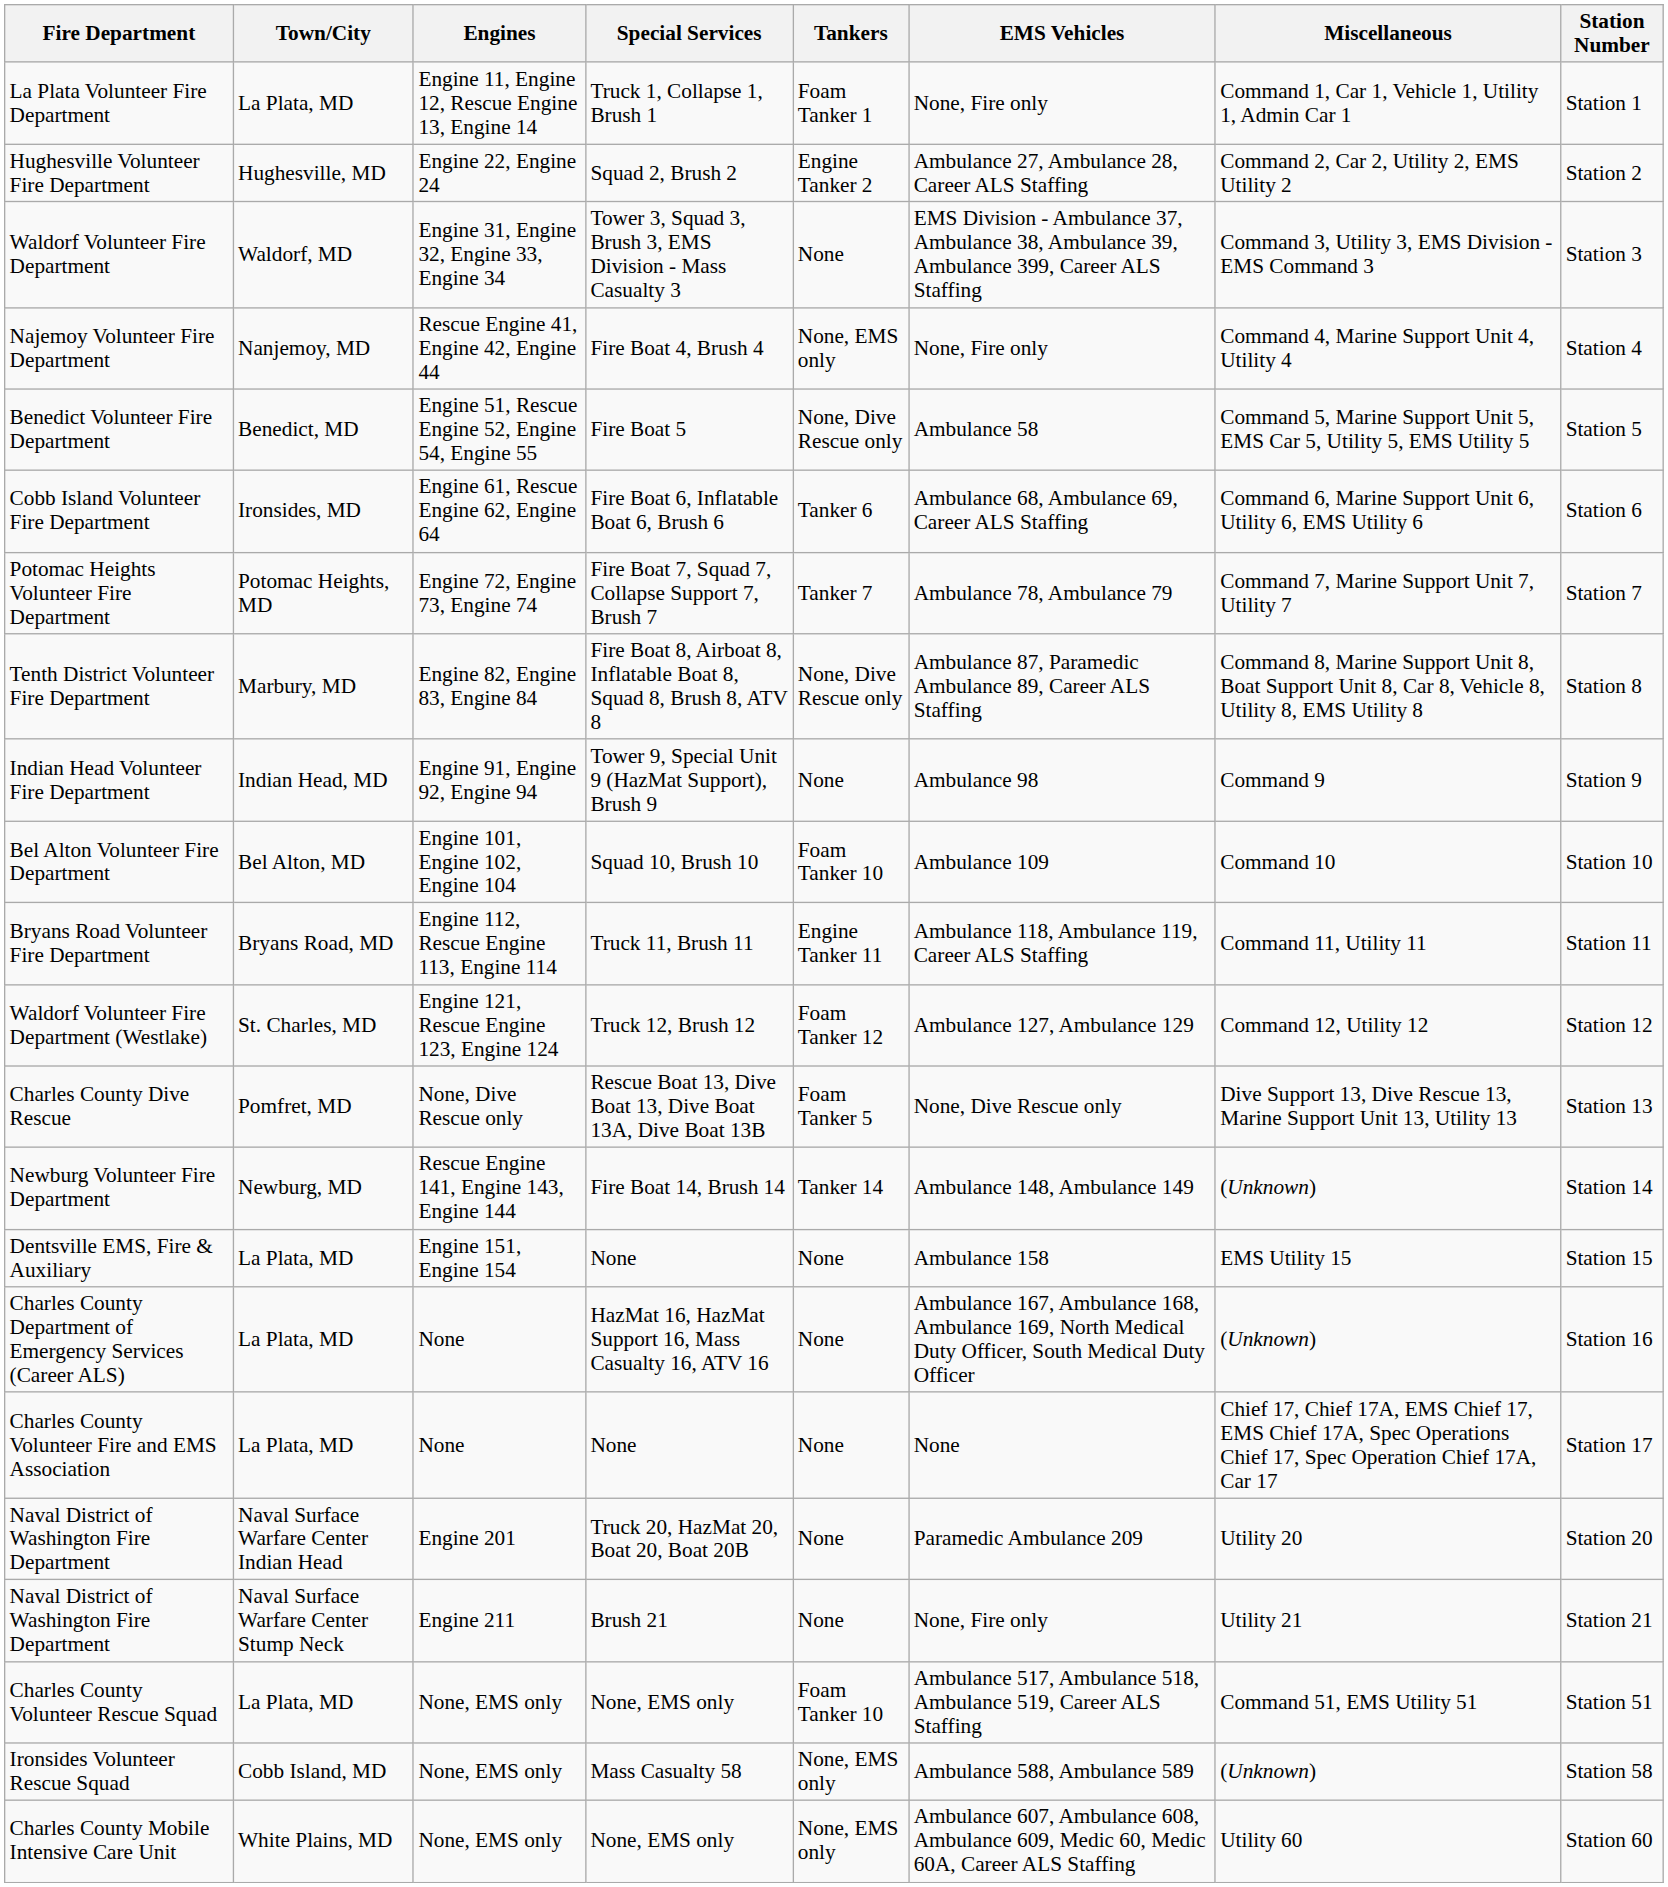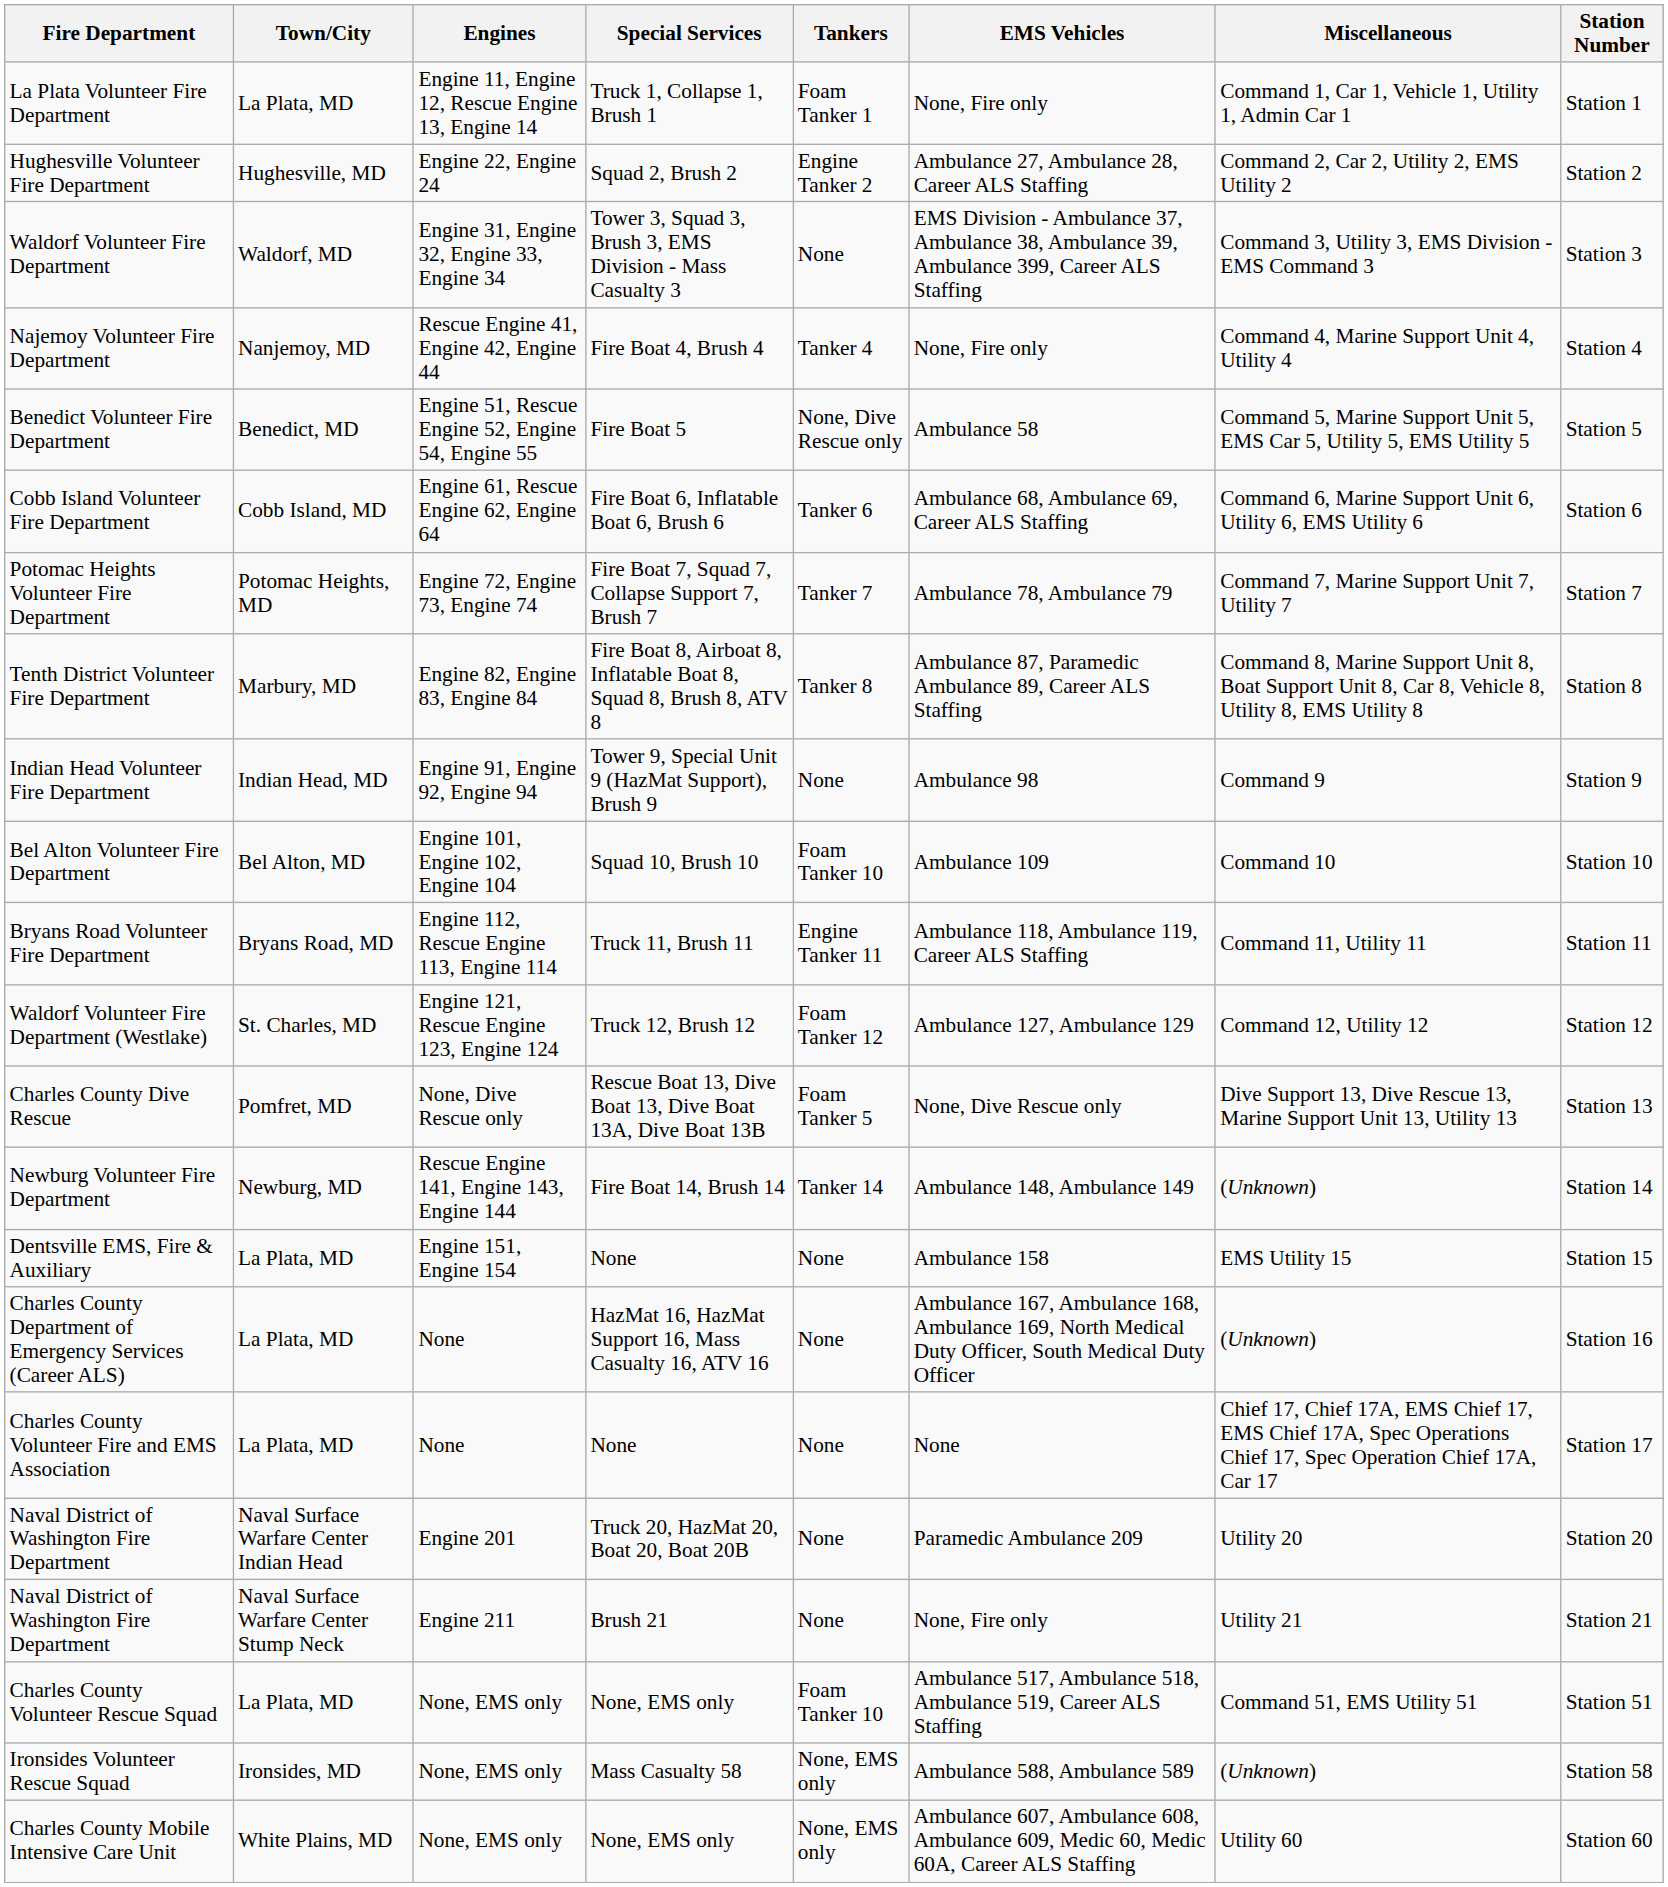(848, 347) None, EMS only -> (835, 347) Tanker 4
(300, 511) Ironsides, MD -> (312, 511) Cobb Island, MD
(850, 686) None, Dive Rescue only -> (835, 686) Tanker 8
(312, 1771) Cobb Island, MD -> (300, 1771) Ironsides, MD
